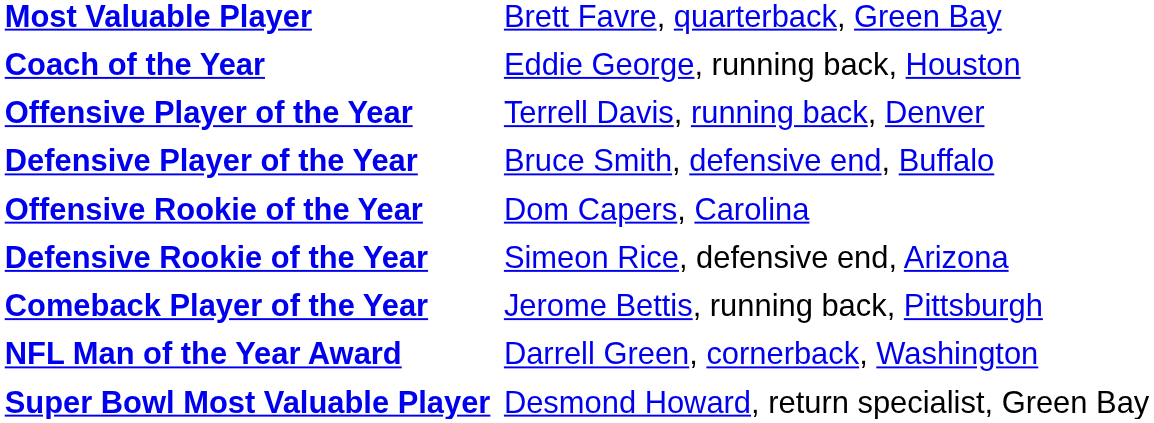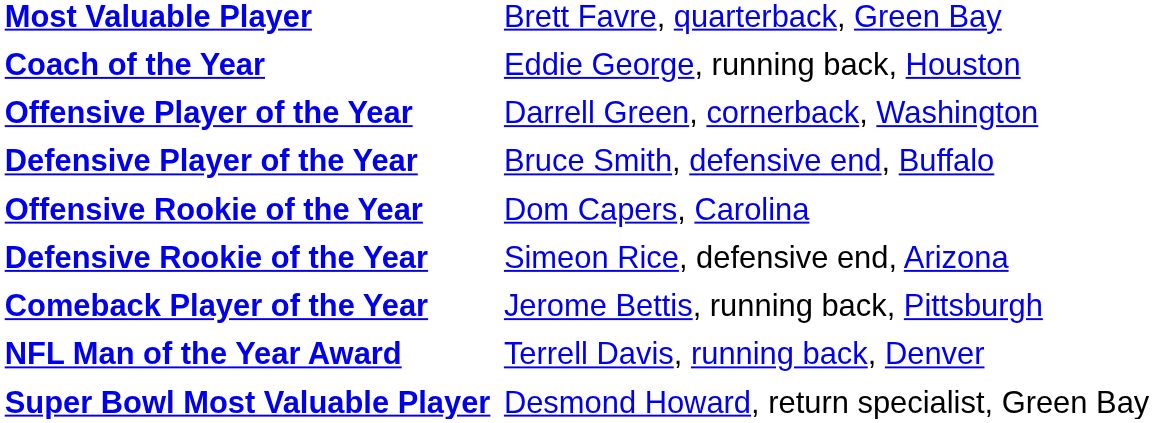(744, 113) Terrell Davis, running back, Denver -> (771, 113) Darrell Green, cornerback, Washington
(771, 354) Darrell Green, cornerback, Washington -> (744, 354) Terrell Davis, running back, Denver
